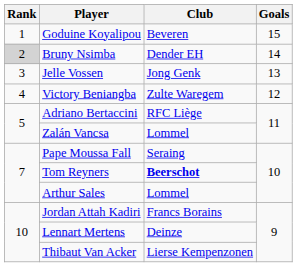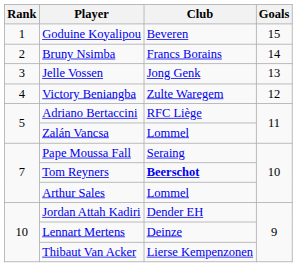(22, 53) lightgrey background -> (22, 53) no background
(175, 53) Dender EH -> (184, 53) Francs Borains
(184, 212) Francs Borains -> (175, 212) Dender EH
